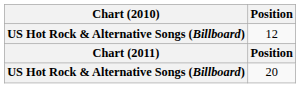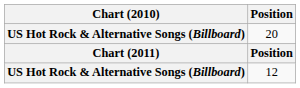rows swapped: (272, 72) <-> (272, 33)
